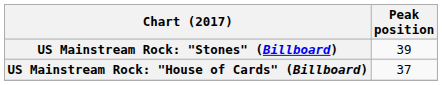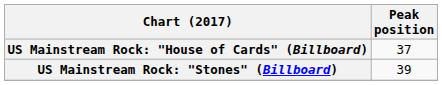rows swapped: (188, 49) <-> (188, 70)
